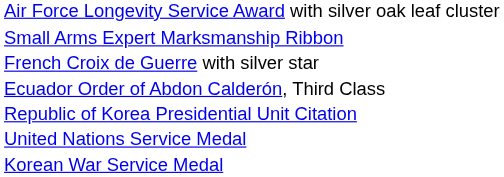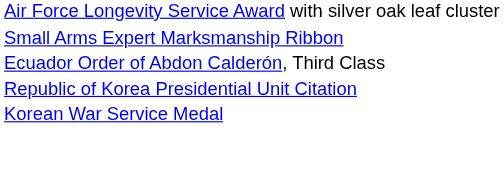- row: (162, 63)
- row: (125, 139)
